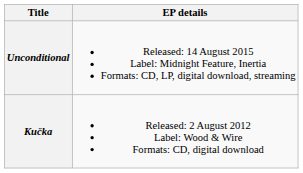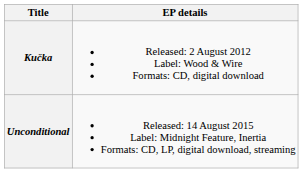rows swapped: (38, 131) <-> (38, 58)
